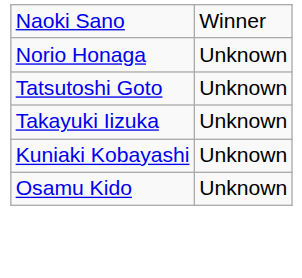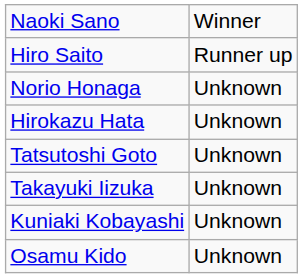+ row: (57, 54)
+ row: (77, 121)
